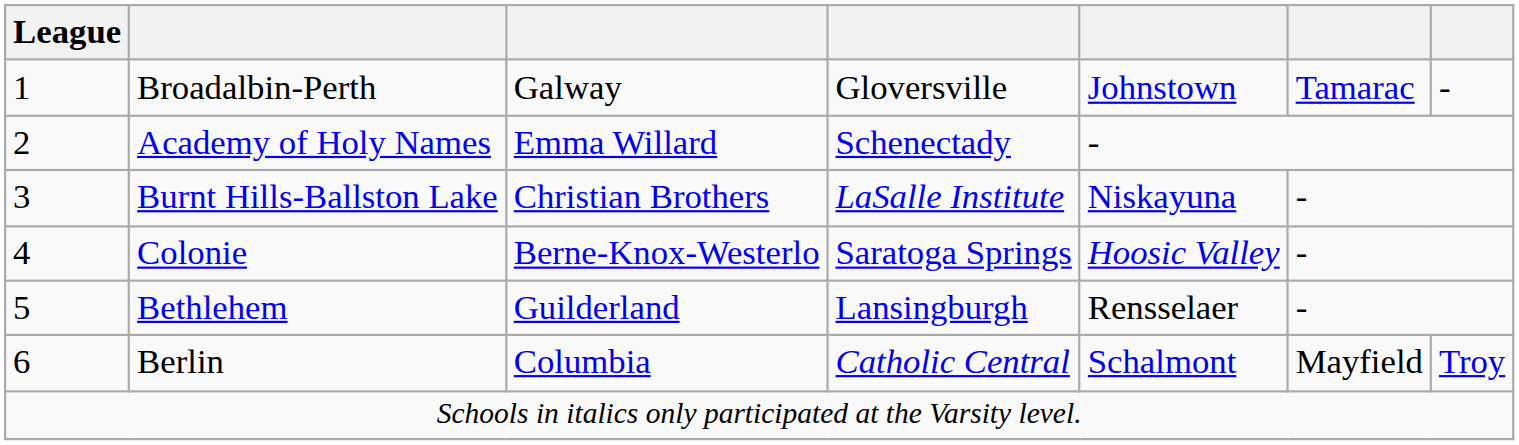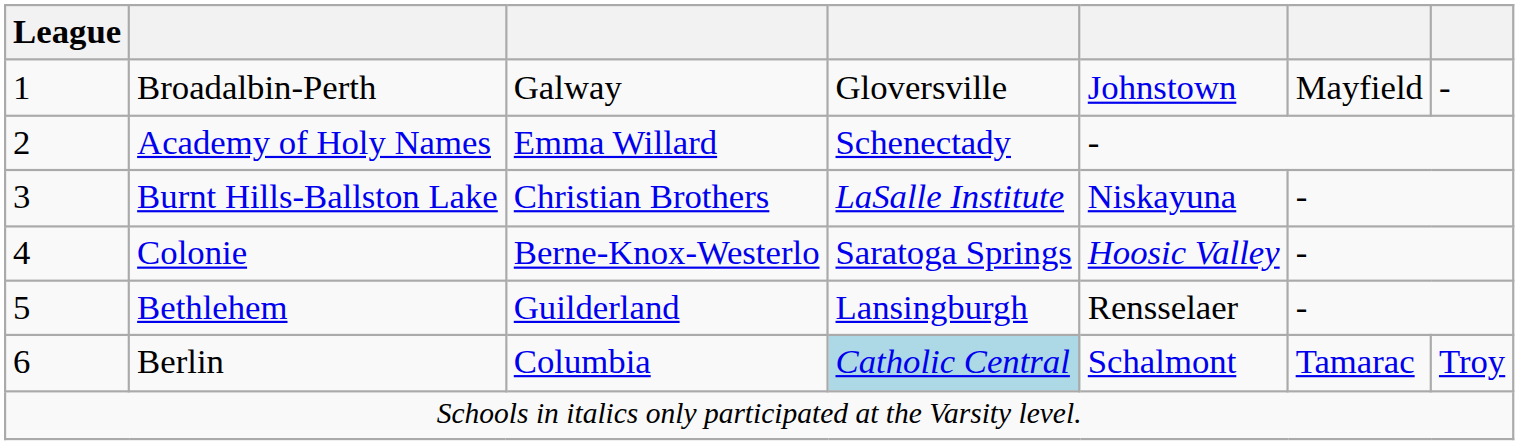(1355, 87) Tamarac -> (1359, 87) Mayfield
(953, 362) no background -> (953, 362) lightblue background
(1359, 362) Mayfield -> (1355, 362) Tamarac
